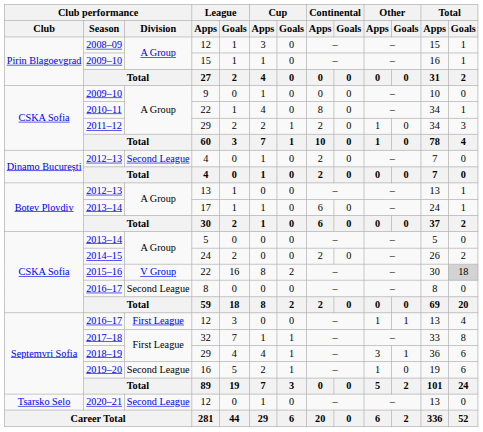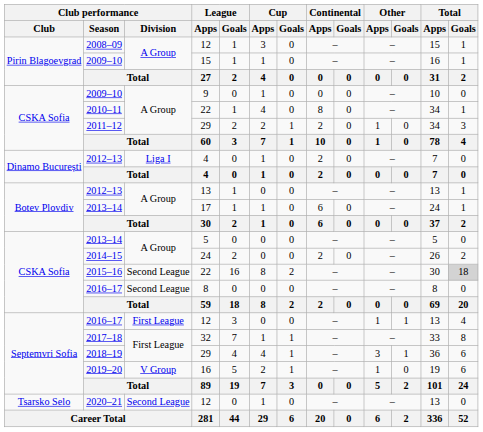(158, 158) Second League -> (158, 158) Liga I
(158, 272) V Group -> (158, 272) Second League
(158, 369) Second League -> (158, 369) V Group
